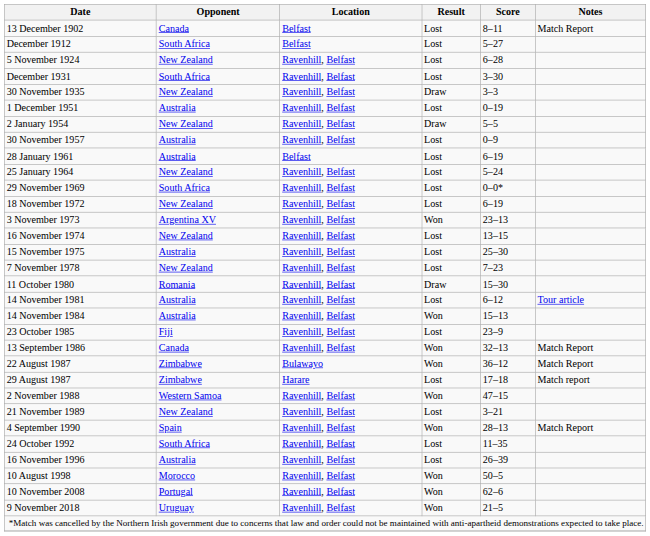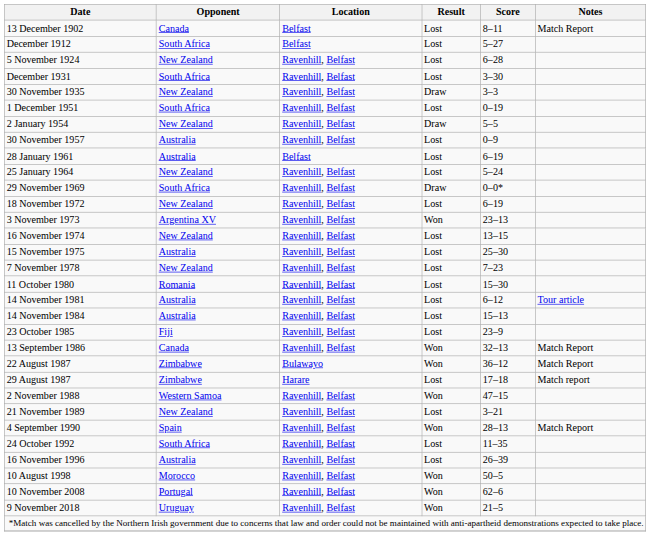(177, 108) Australia -> (184, 108) South Africa
(433, 188) Lost -> (435, 188) Draw
(435, 284) Draw -> (433, 284) Lost
(433, 316) Won -> (433, 316) Lost
